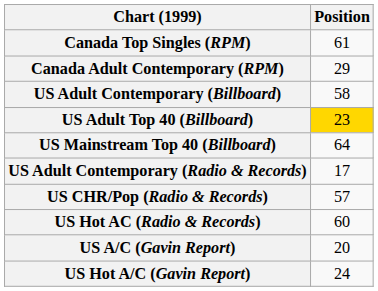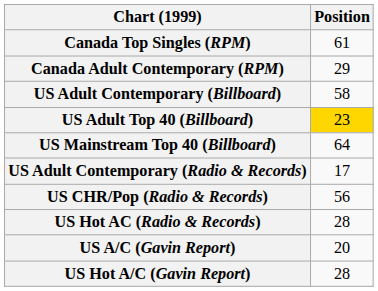(342, 196) 57 -> (342, 196) 56
(342, 222) 60 -> (342, 222) 28
(342, 273) 24 -> (342, 273) 28
